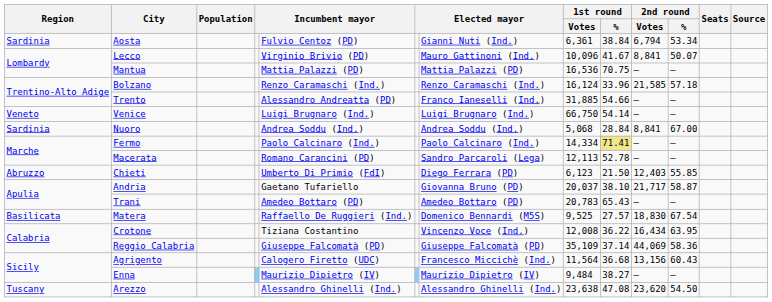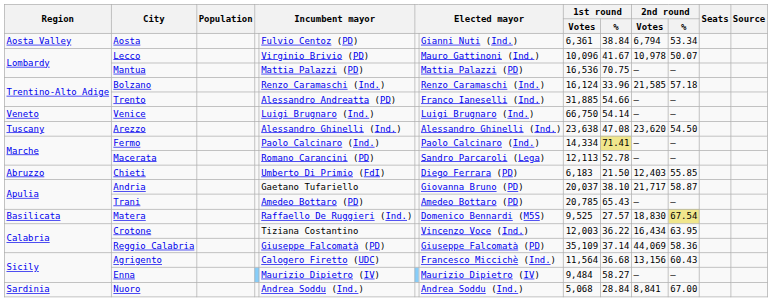(28, 41) Sardinia -> (39, 41) Aosta Valley
(647, 56) 8,841 -> (650, 56) 10,978
rows swapped: (130, 289) <-> (127, 129)
(579, 172) 6,123 -> (579, 172) 6,183
(582, 202) 20,783 -> (582, 202) 20,785
(684, 216) no background -> (684, 216) khaki background
(582, 231) 12,008 -> (582, 231) 12,003
(616, 275) 38.27 -> (616, 275) 58.27
